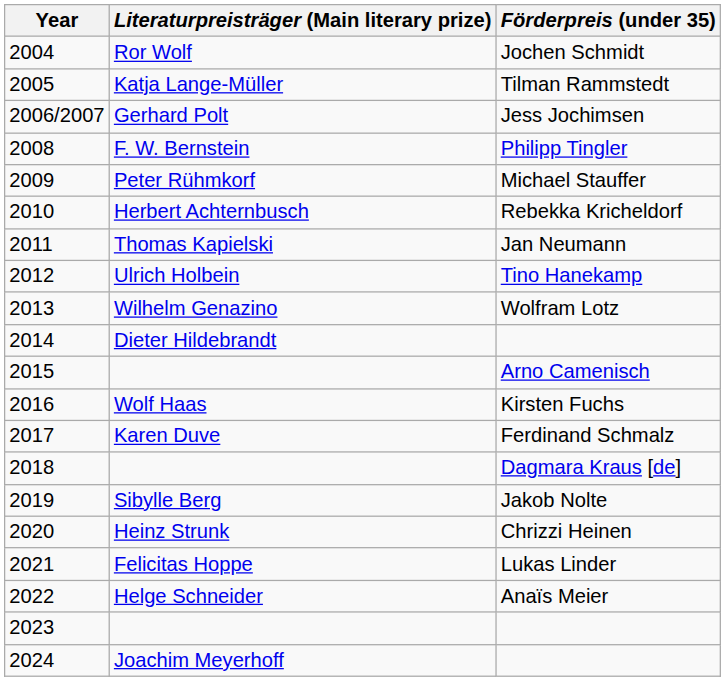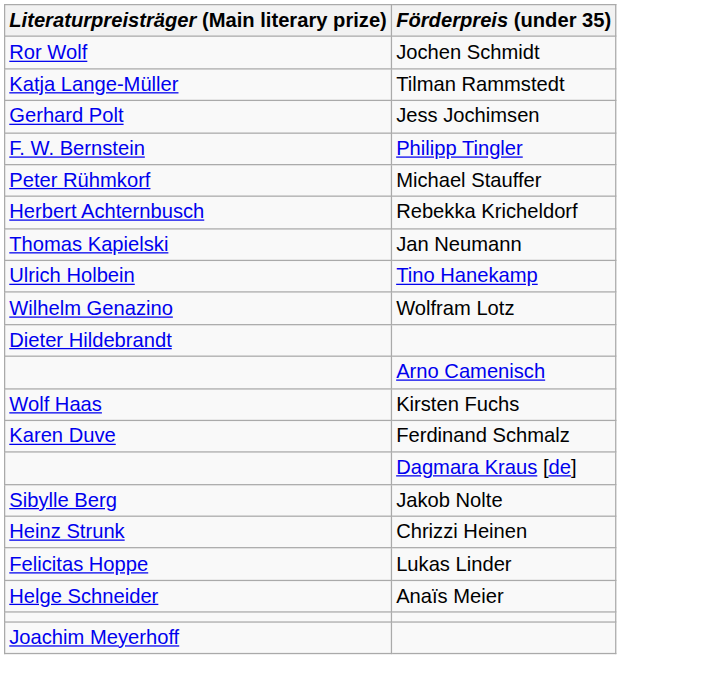- column: (57, 20)
